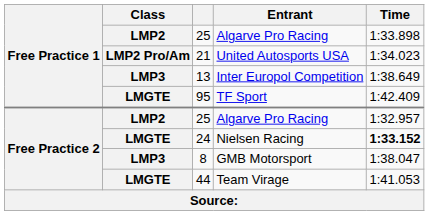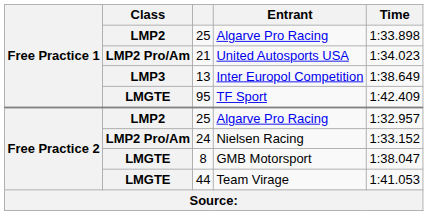(148, 139) LMGTE -> (148, 139) LMP2 Pro/Am
(395, 139) bold -> (395, 139) normal
(148, 159) LMP3 -> (148, 159) LMGTE
